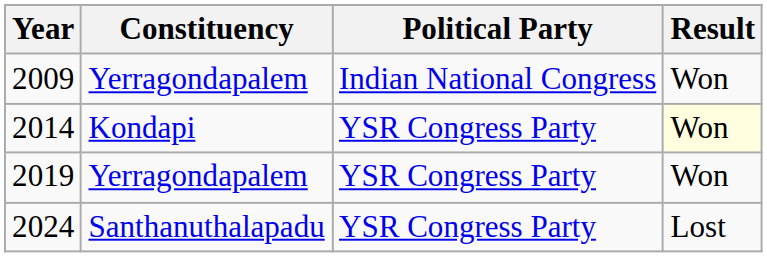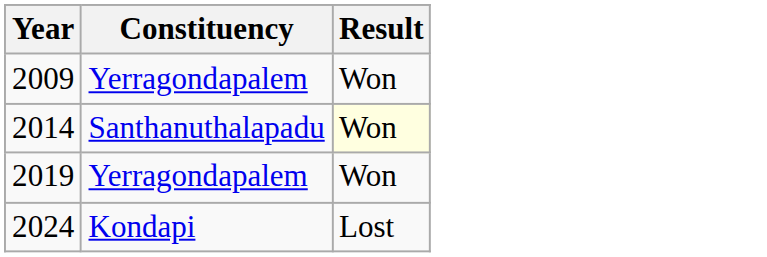- column: (498, 29)
(142, 127) Kondapi -> (207, 127) Santhanuthalapadu
(207, 226) Santhanuthalapadu -> (142, 226) Kondapi
